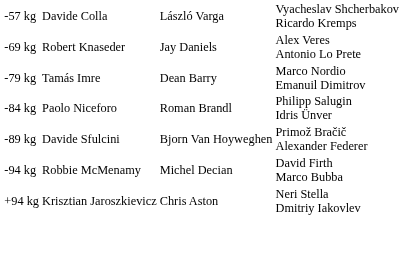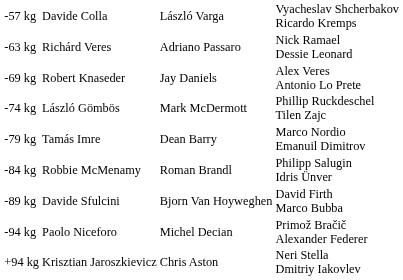+ row: (20, 47)
+ row: (20, 108)
(80, 108) Paolo Niceforo -> (92, 170) Robbie McMenamy
(322, 139) Primož Bračič Alexander Federer -> (309, 201) David Firth Marco Bubba
(92, 170) Robbie McMenamy -> (80, 231) Paolo Niceforo
(309, 170) David Firth Marco Bubba -> (322, 231) Primož Bračič Alexander Federer
